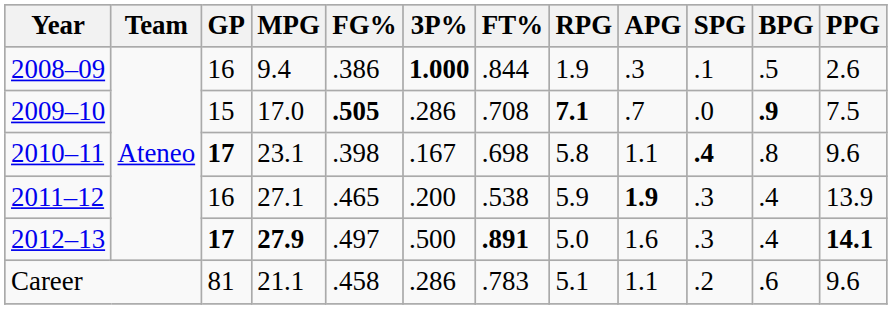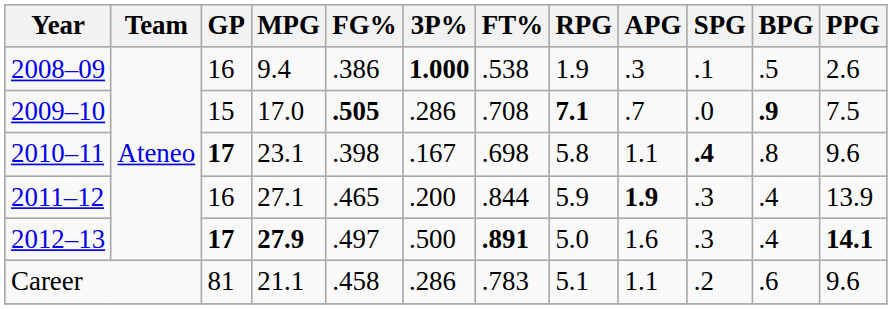(505, 68) .844 -> (505, 68) .538
(505, 196) .538 -> (505, 196) .844
